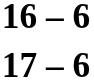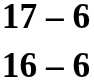rows swapped: (46, 65) <-> (46, 16)
